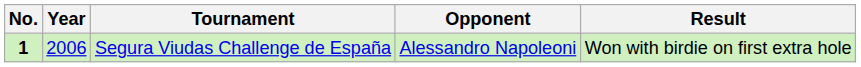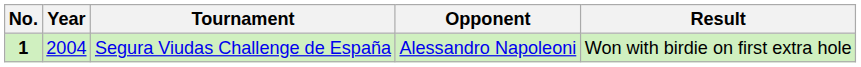(66, 48) 2006 -> (66, 48) 2004
